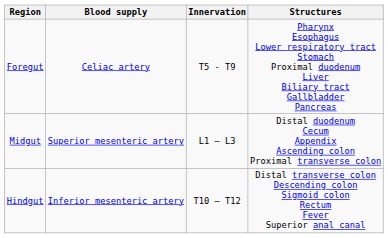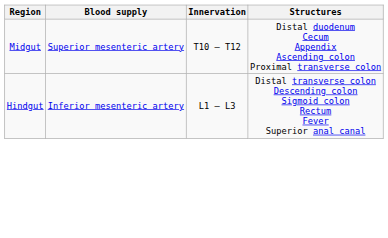- row: (25, 67)
(217, 141) L1 – L3 -> (217, 46) T10 – T12
(217, 200) T10 – T12 -> (217, 106) L1 – L3
